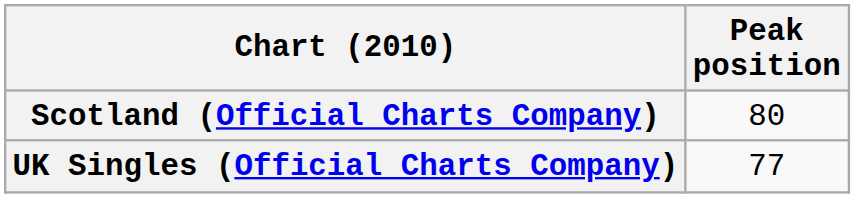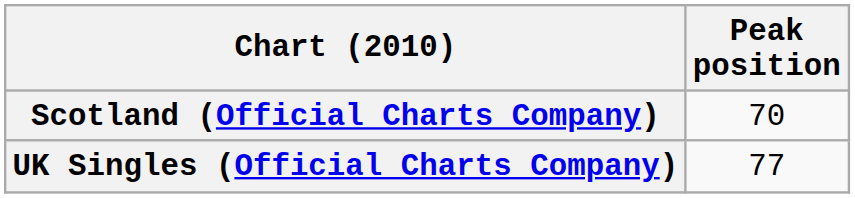(767, 116) 80 -> (767, 116) 70
